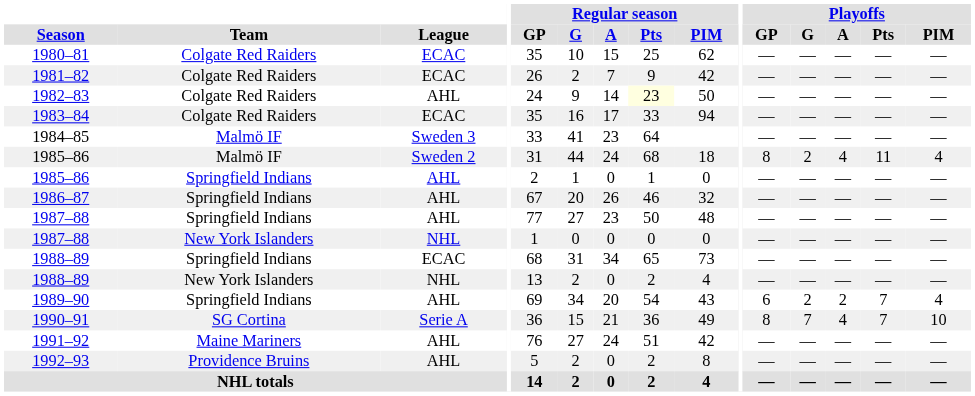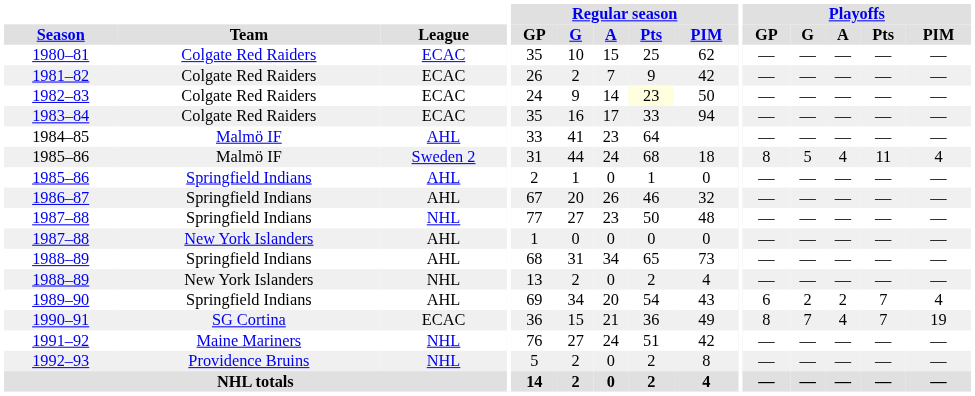(444, 95) AHL -> (444, 95) ECAC
(444, 136) Sweden 3 -> (444, 136) AHL
(808, 156) 2 -> (808, 156) 5
(444, 218) AHL -> (444, 218) NHL
(444, 238) NHL -> (444, 238) AHL
(444, 258) ECAC -> (444, 258) AHL
(444, 320) Serie A -> (444, 320) ECAC
(939, 320) 10 -> (939, 320) 19
(444, 340) AHL -> (444, 340) NHL
(444, 360) AHL -> (444, 360) NHL
